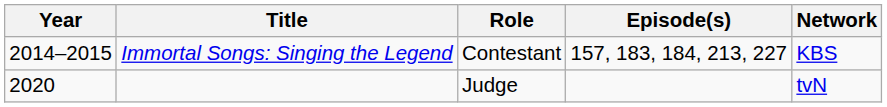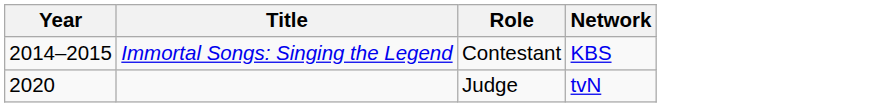- column: (679, 20)
